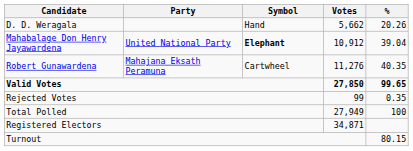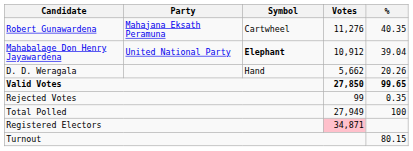rows swapped: (51, 66) <-> (41, 25)
(349, 125) no background -> (349, 125) pink background
